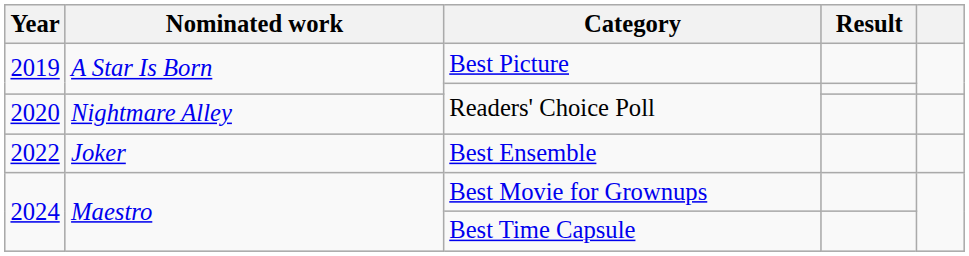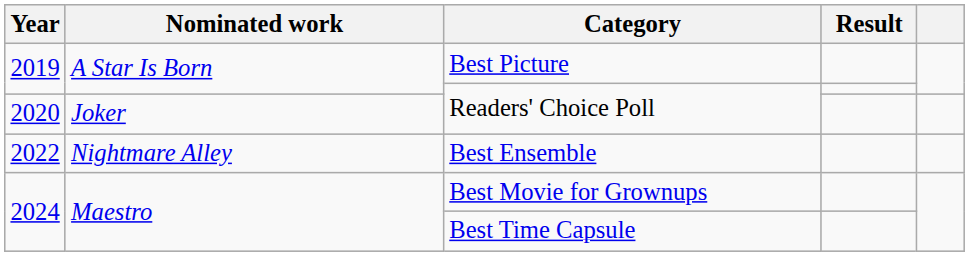(152, 113) Nightmare Alley -> (98, 113) Joker
(98, 152) Joker -> (152, 152) Nightmare Alley
